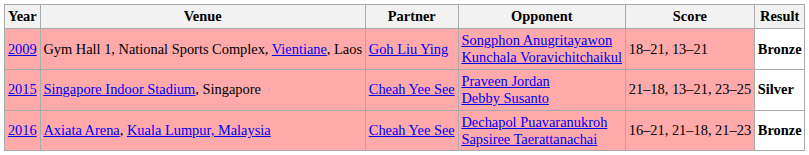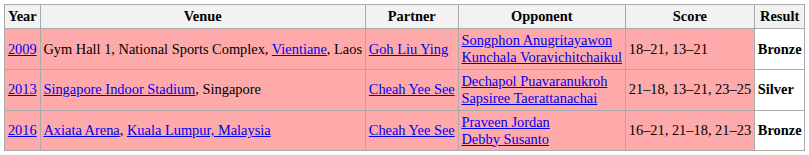(22, 89) 2015 -> (22, 89) 2013
(506, 89) Praveen Jordan Debby Susanto -> (534, 89) Dechapol Puavaranukroh Sapsiree Taerattanachai
(534, 130) Dechapol Puavaranukroh Sapsiree Taerattanachai -> (506, 130) Praveen Jordan Debby Susanto
